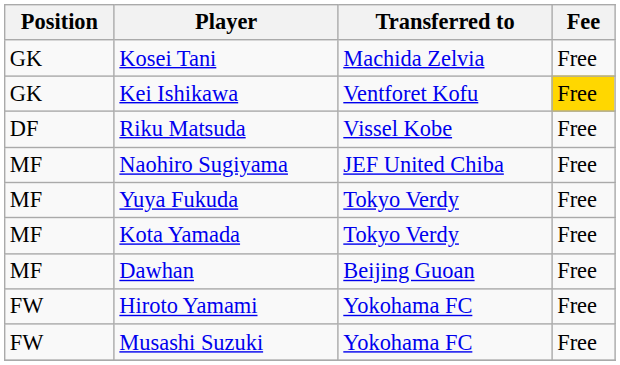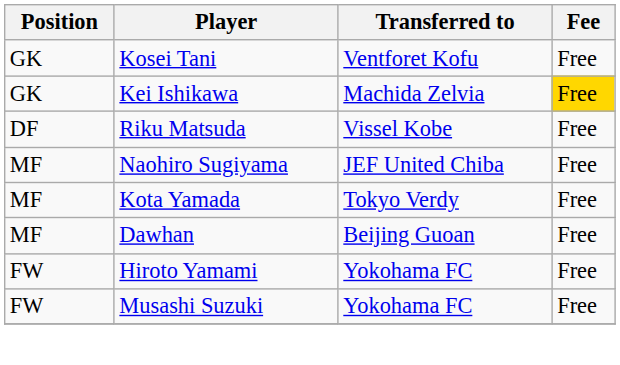(414, 57) Machida Zelvia -> (411, 57) Ventforet Kofu
(411, 93) Ventforet Kofu -> (414, 93) Machida Zelvia
- row: (179, 199)
